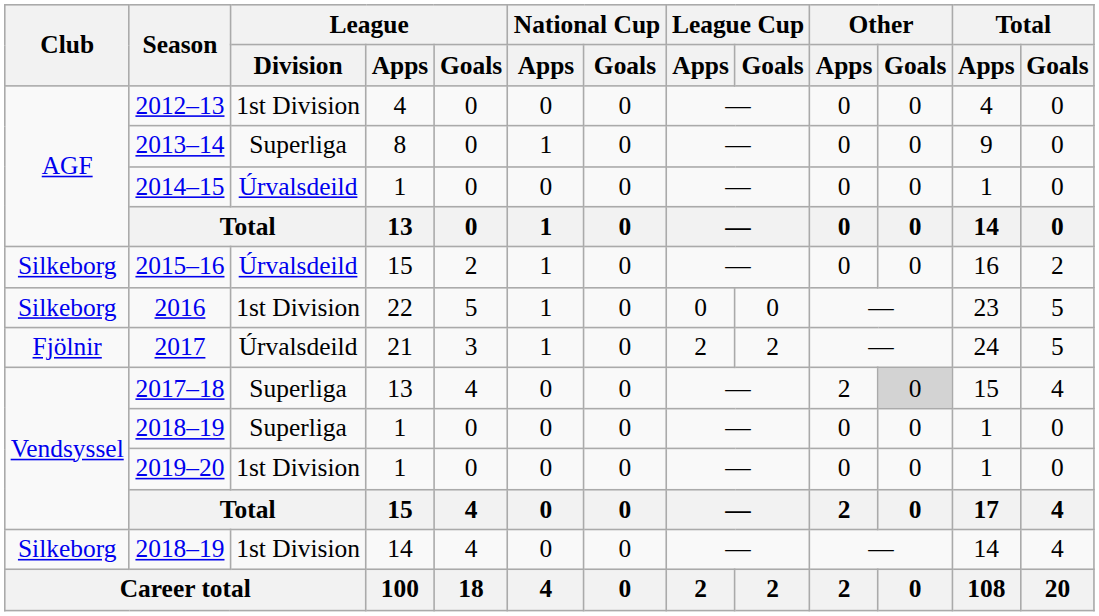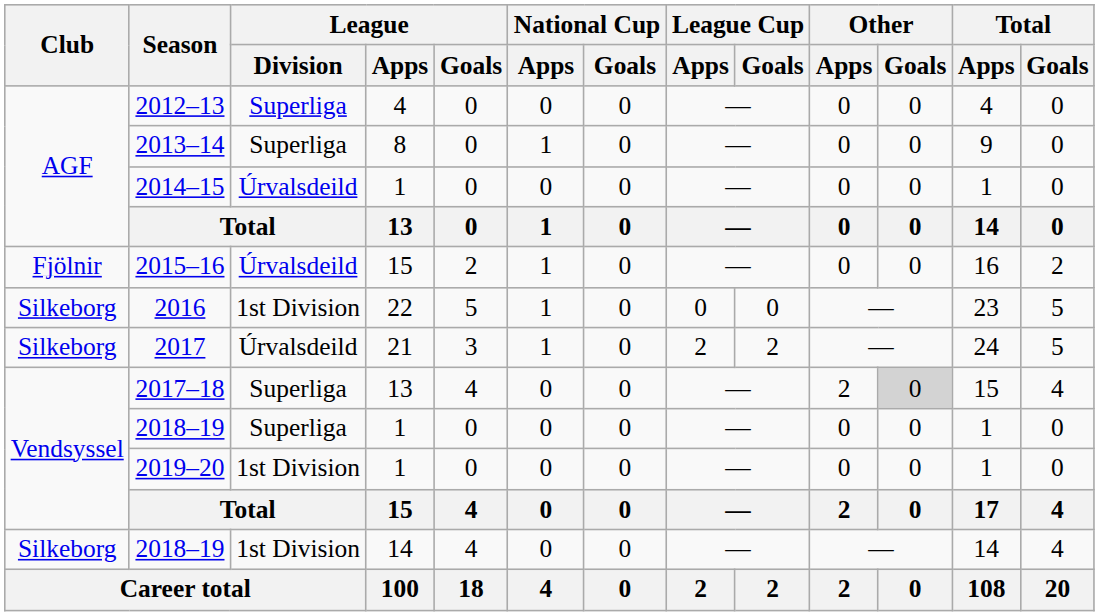(298, 105) 1st Division -> (298, 105) Superliga
(67, 266) Silkeborg -> (67, 266) Fjölnir
(67, 347) Fjölnir -> (67, 347) Silkeborg
